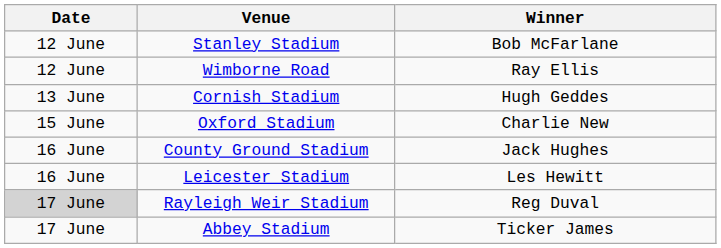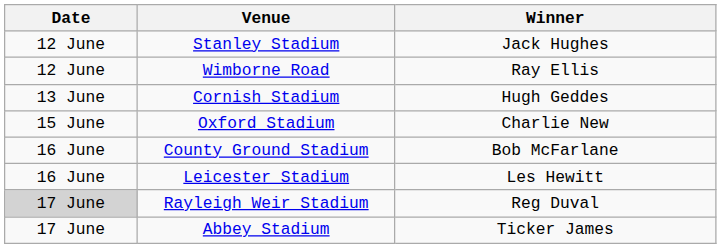(555, 44) Bob McFarlane -> (555, 44) Jack Hughes
(555, 150) Jack Hughes -> (555, 150) Bob McFarlane
